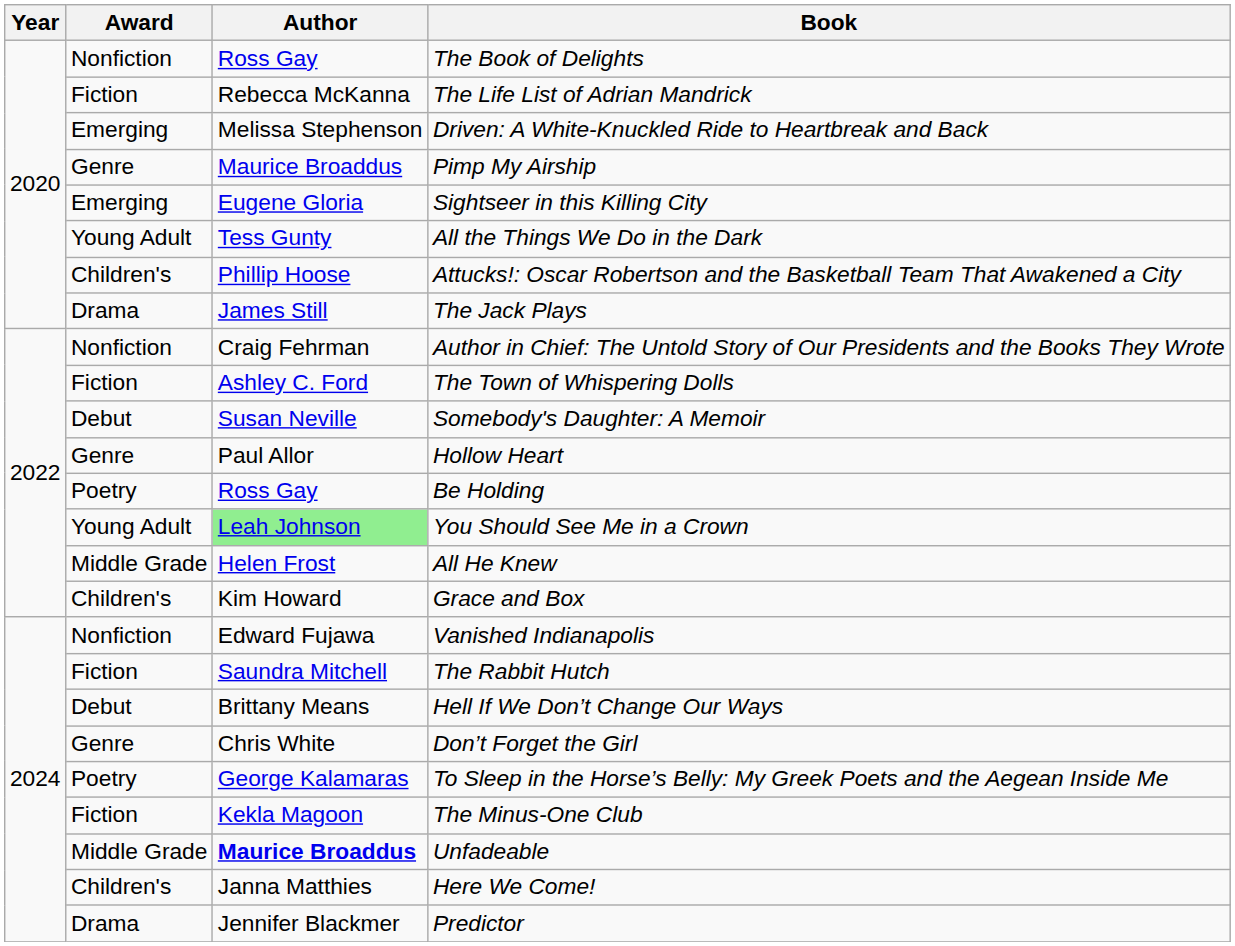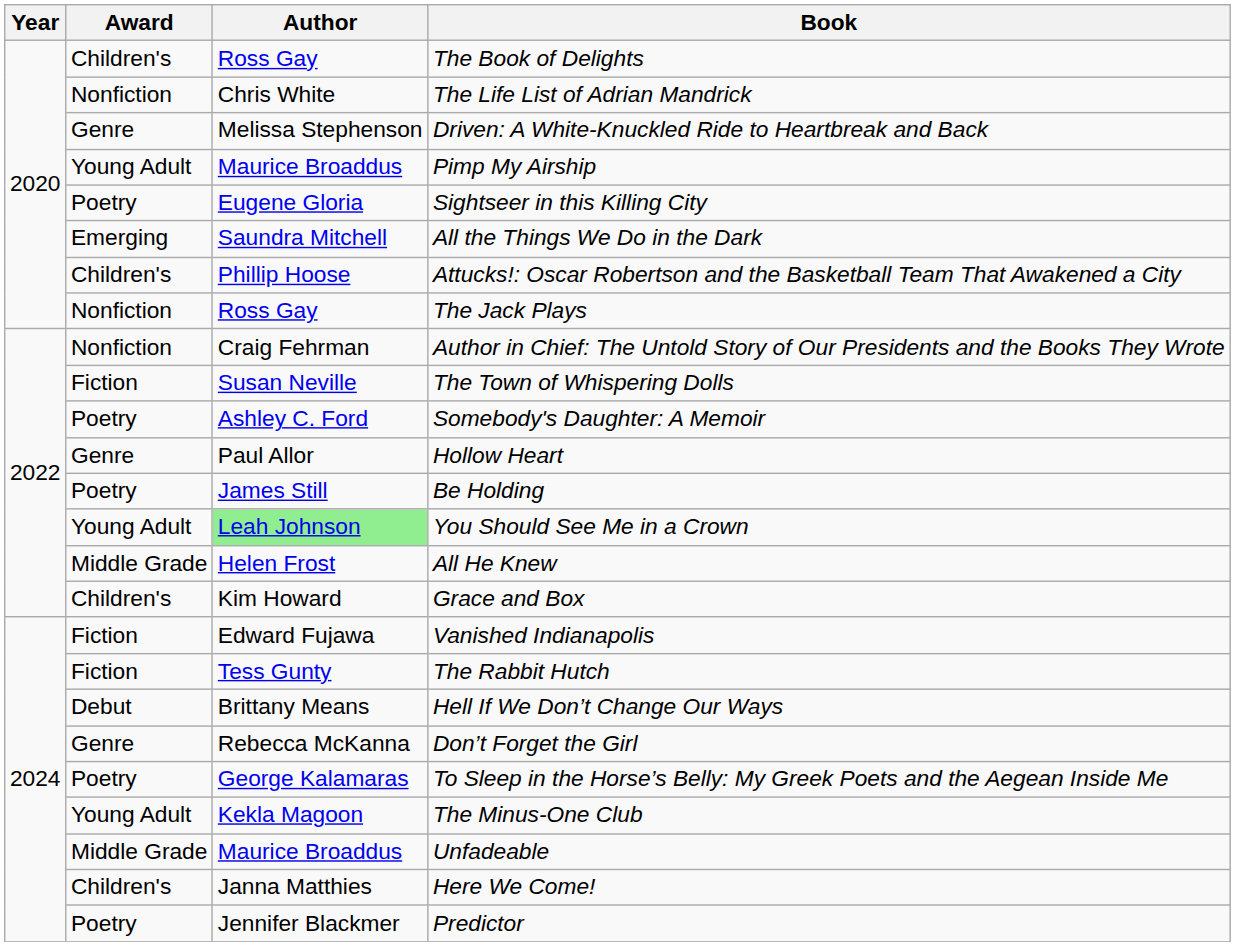(121, 58) Nonfiction -> (121, 58) Children's
(104, 94) Fiction -> (121, 94) Nonfiction
(314, 94) Rebecca McKanna -> (277, 94) Chris White
(120, 130) Emerging -> (103, 130) Genre
(103, 166) Genre -> (131, 166) Young Adult
(120, 202) Emerging -> (104, 202) Poetry
(131, 238) Young Adult -> (120, 238) Emerging
(275, 238) Tess Gunty -> (302, 238) Saundra Mitchell
(105, 310) Drama -> (121, 310) Nonfiction
(273, 310) James Still -> (268, 310) Ross Gay
(293, 382) Ashley C. Ford -> (287, 382) Susan Neville
(101, 418) Debut -> (104, 418) Poetry
(287, 418) Susan Neville -> (293, 418) Ashley C. Ford
(268, 490) Ross Gay -> (273, 490) James Still
(121, 635) Nonfiction -> (104, 635) Fiction
(302, 671) Saundra Mitchell -> (275, 671) Tess Gunty
(277, 743) Chris White -> (314, 743) Rebecca McKanna
(104, 815) Fiction -> (131, 815) Young Adult
(317, 851) bold -> (310, 851) normal
(105, 923) Drama -> (104, 923) Poetry
